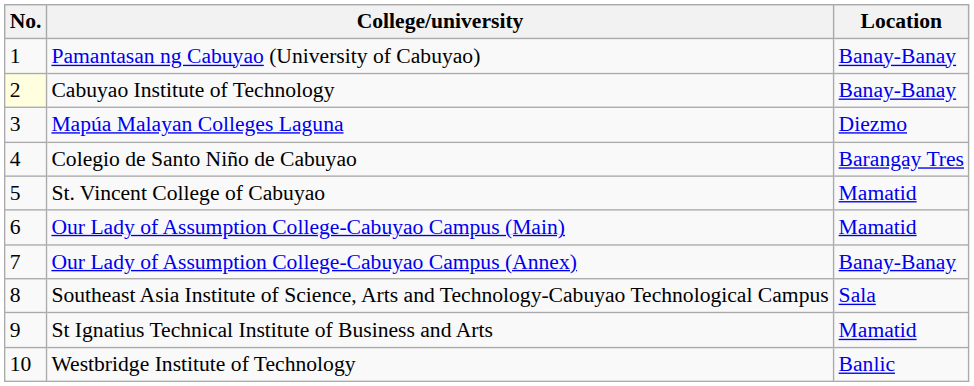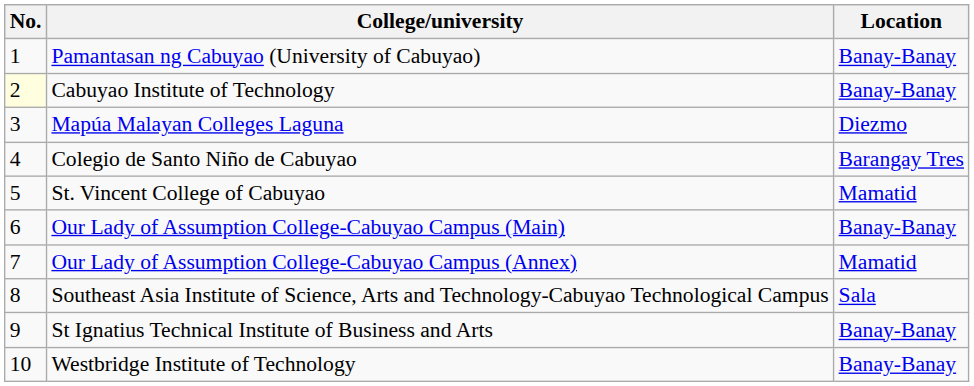(878, 227) Mamatid -> (897, 227) Banay-Banay
(897, 261) Banay-Banay -> (878, 261) Mamatid
(878, 329) Mamatid -> (897, 329) Banay-Banay
(867, 364) Banlic -> (897, 364) Banay-Banay
